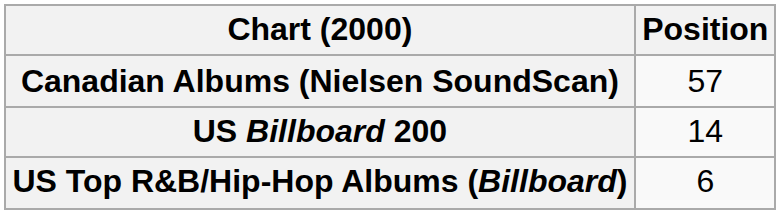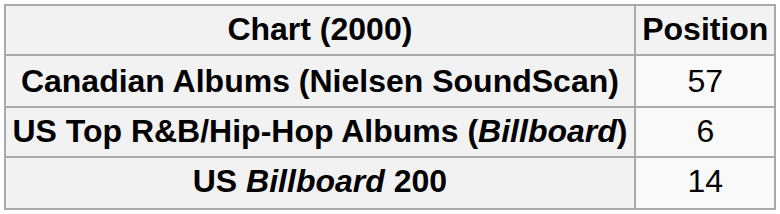rows swapped: (320, 131) <-> (320, 182)
